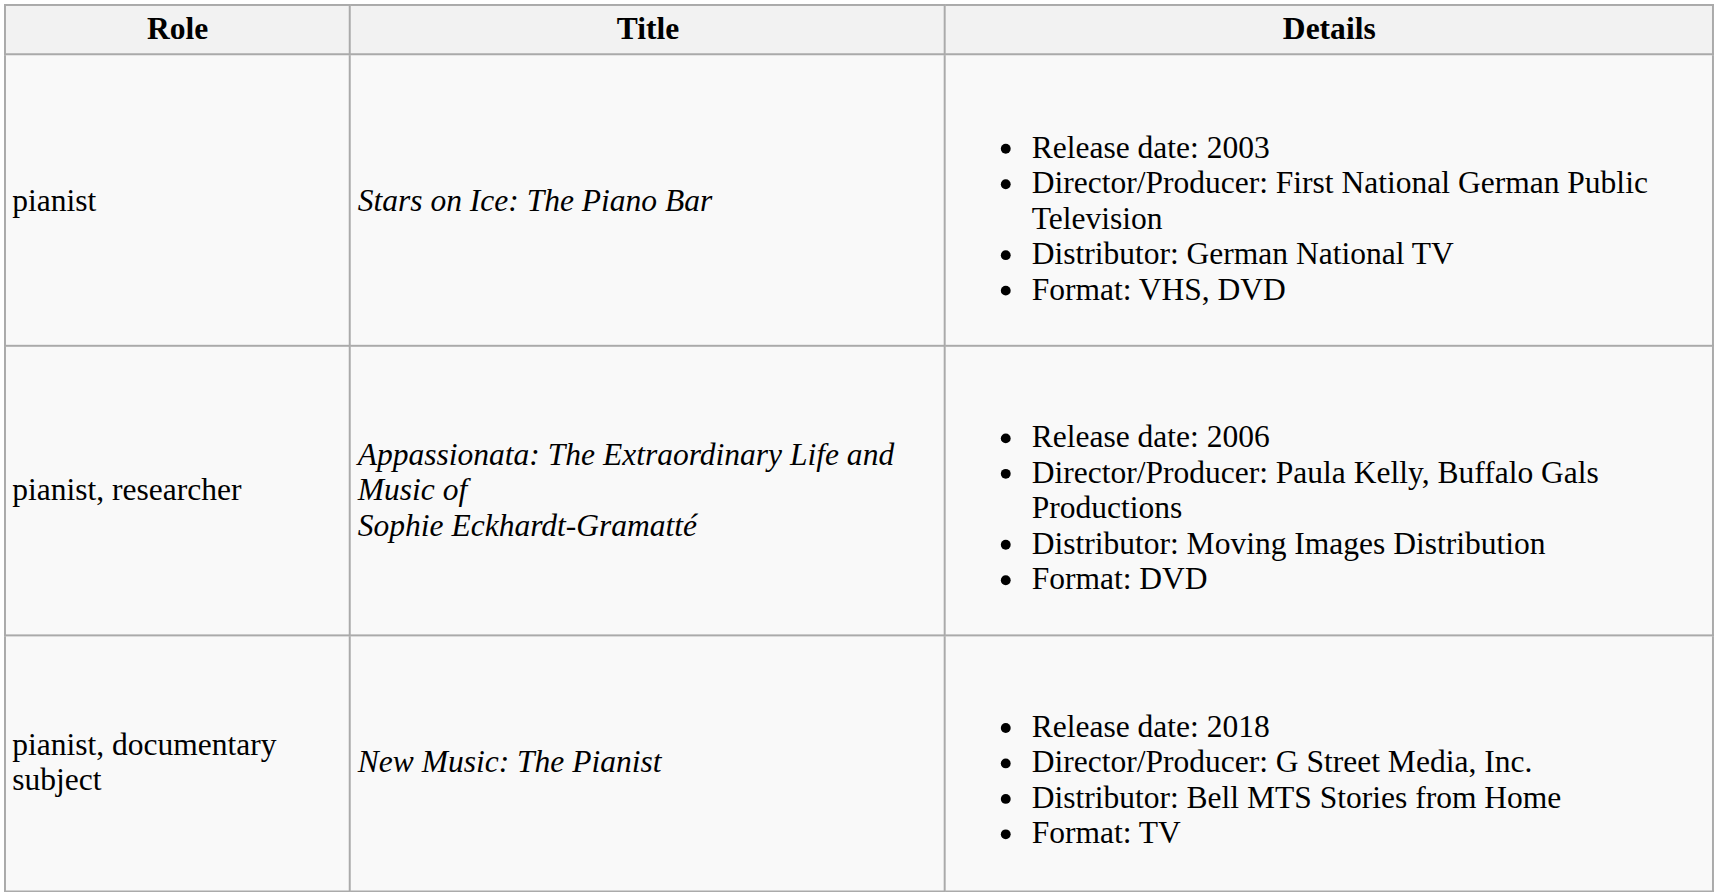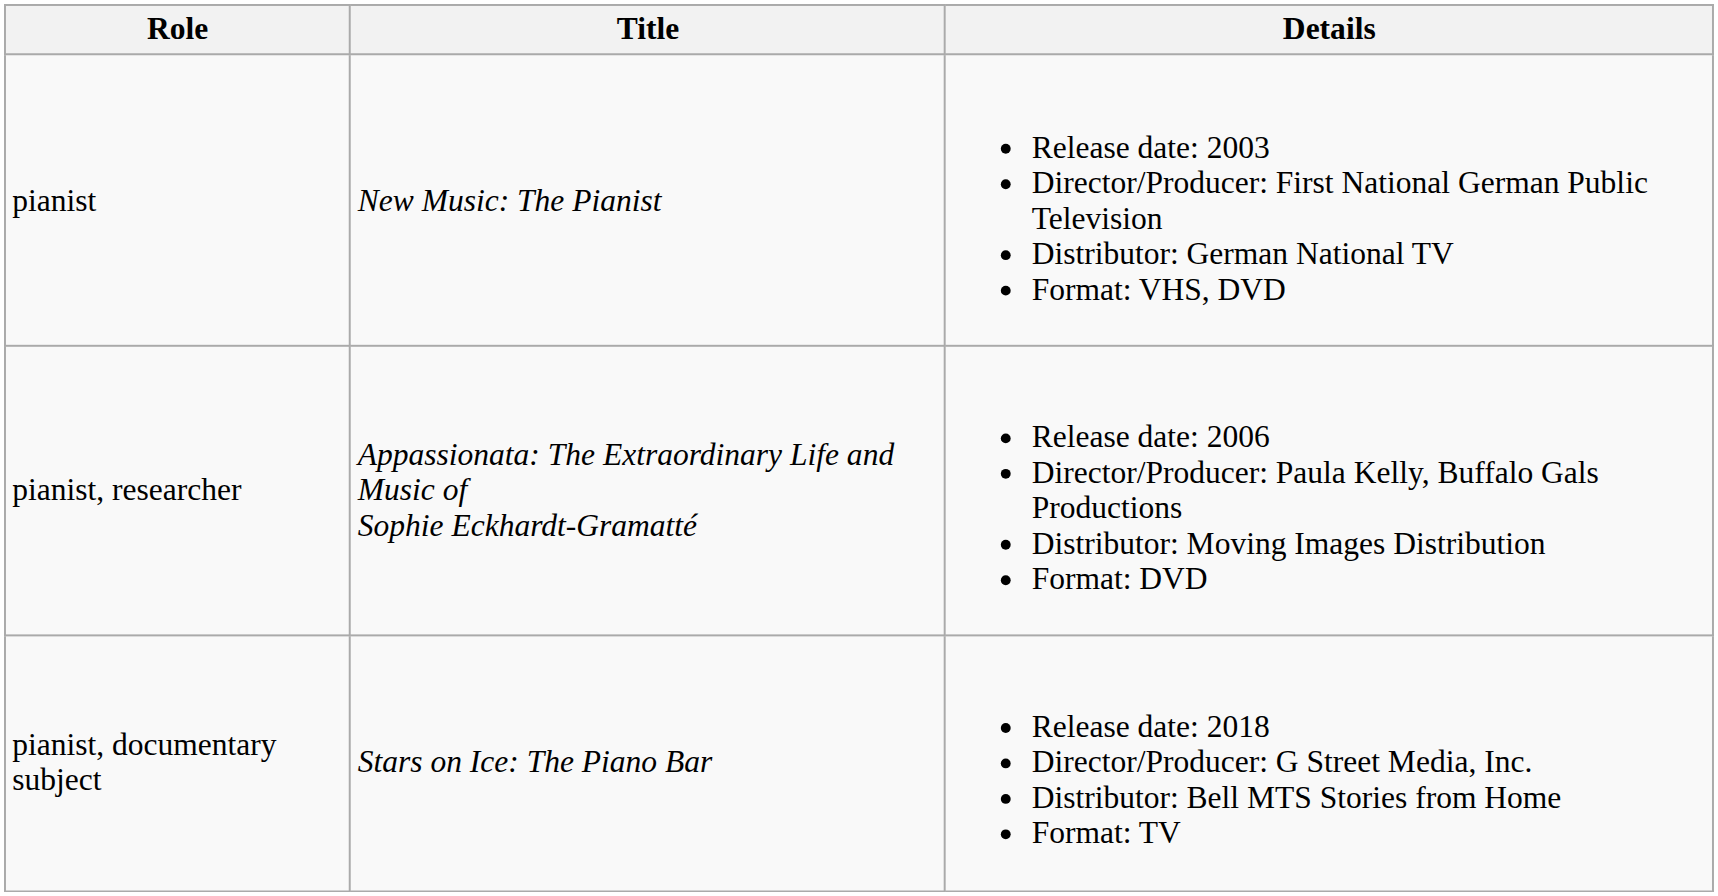(535, 199) Stars on Ice: The Piano Bar -> (510, 199) New Music: The Pianist
(510, 762) New Music: The Pianist -> (535, 762) Stars on Ice: The Piano Bar
